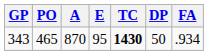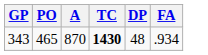- column: (100, 15)
(159, 38) 50 -> (138, 38) 48
